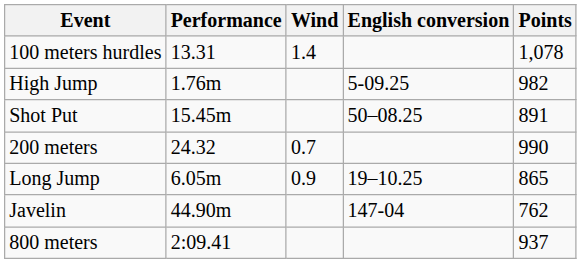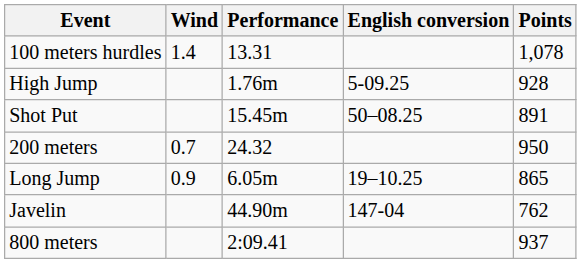columns swapped: (226, 20) <-> (315, 20)
(533, 83) 982 -> (533, 83) 928
(533, 147) 990 -> (533, 147) 950
